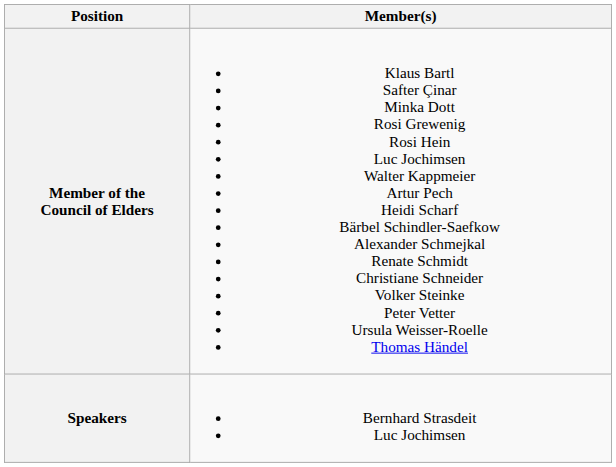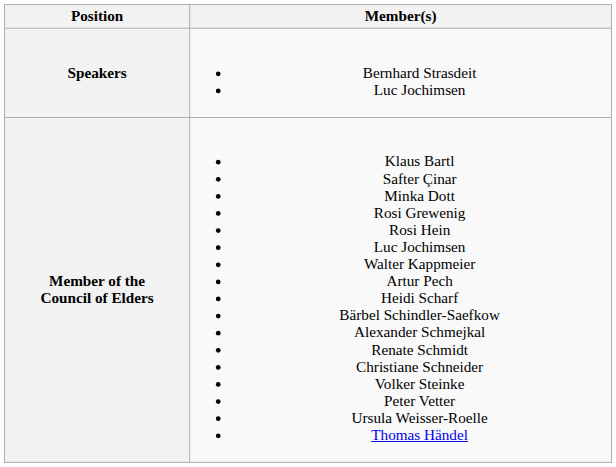rows swapped: (97, 418) <-> (97, 201)
